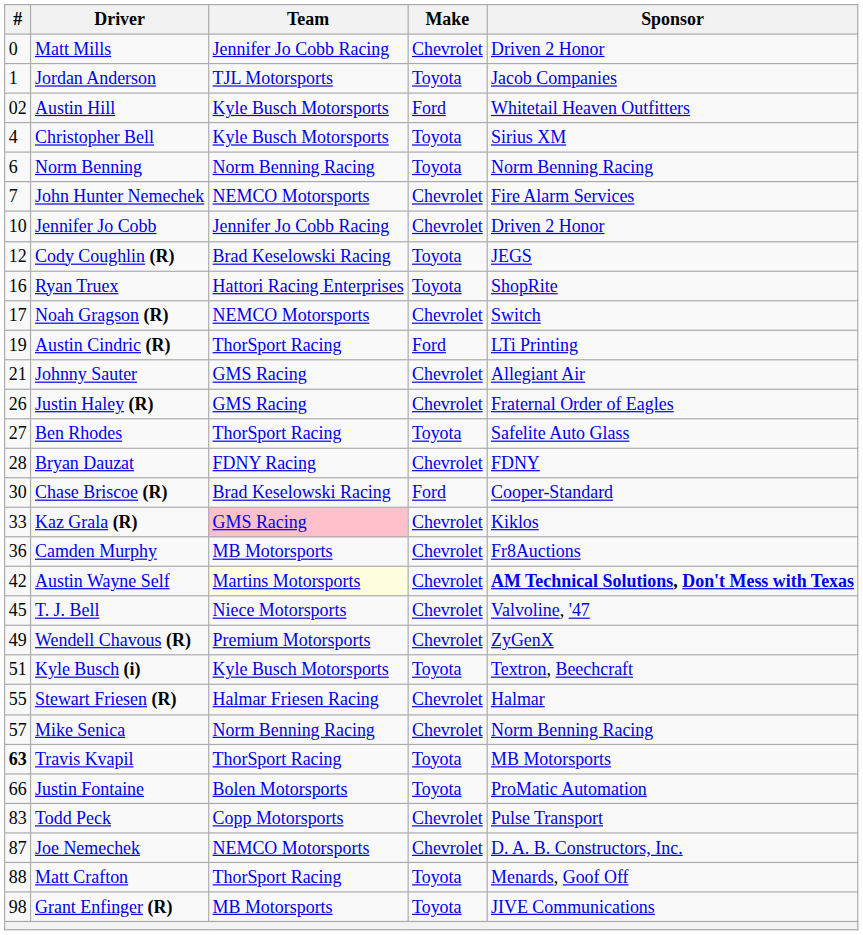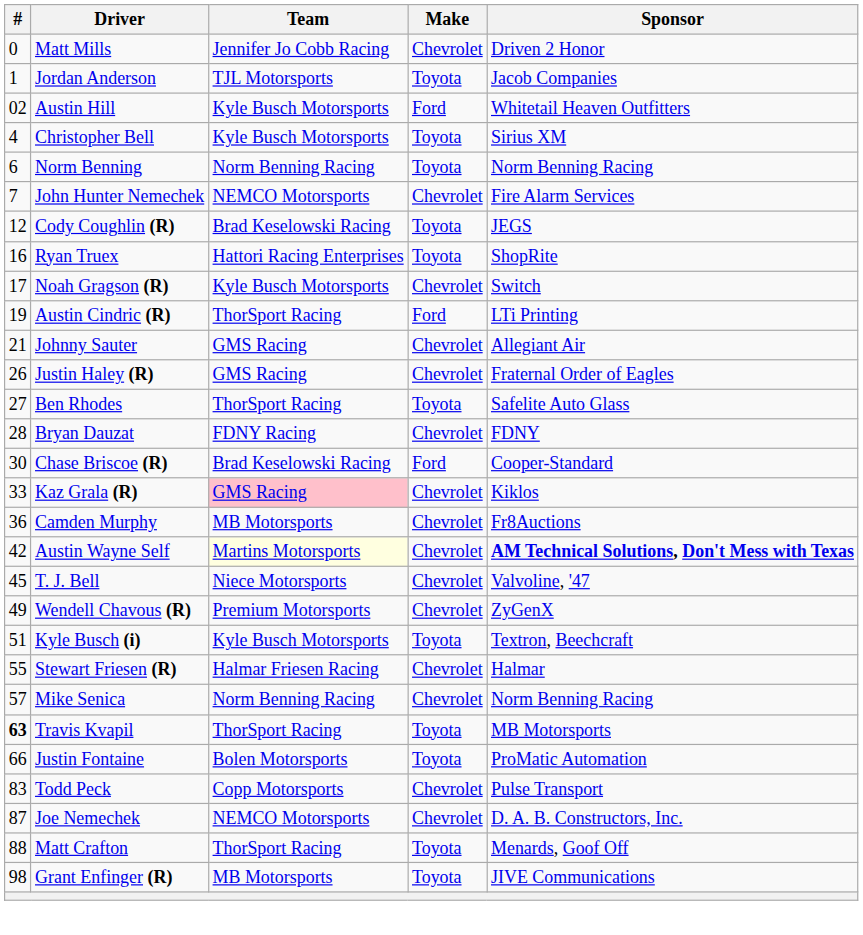- row: (96, 226)
(291, 315) NEMCO Motorsports -> (301, 285) Kyle Busch Motorsports
